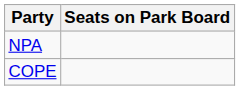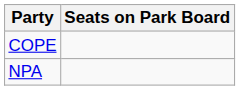rows swapped: (25, 44) <-> (32, 71)
